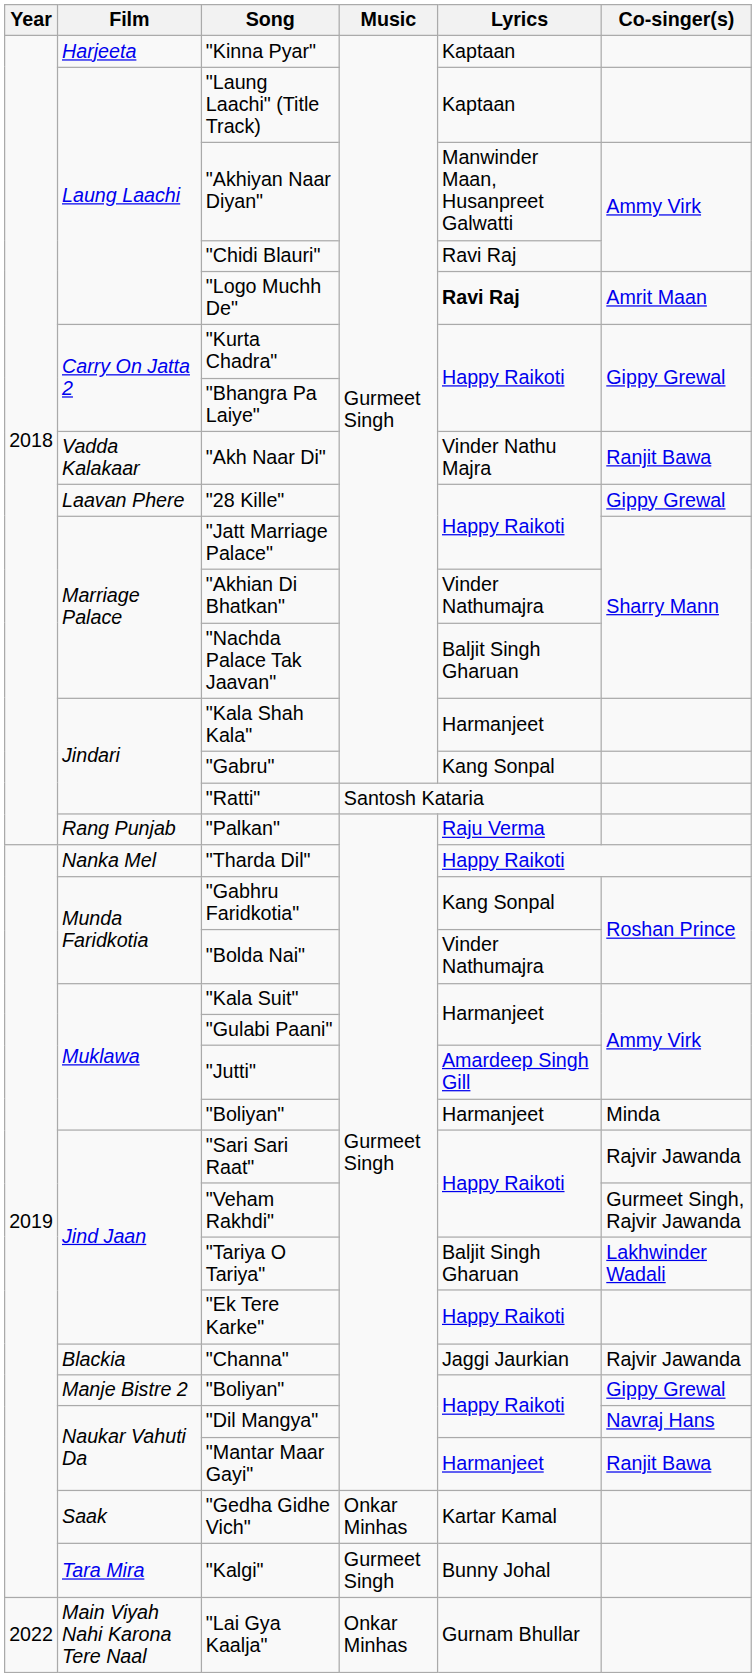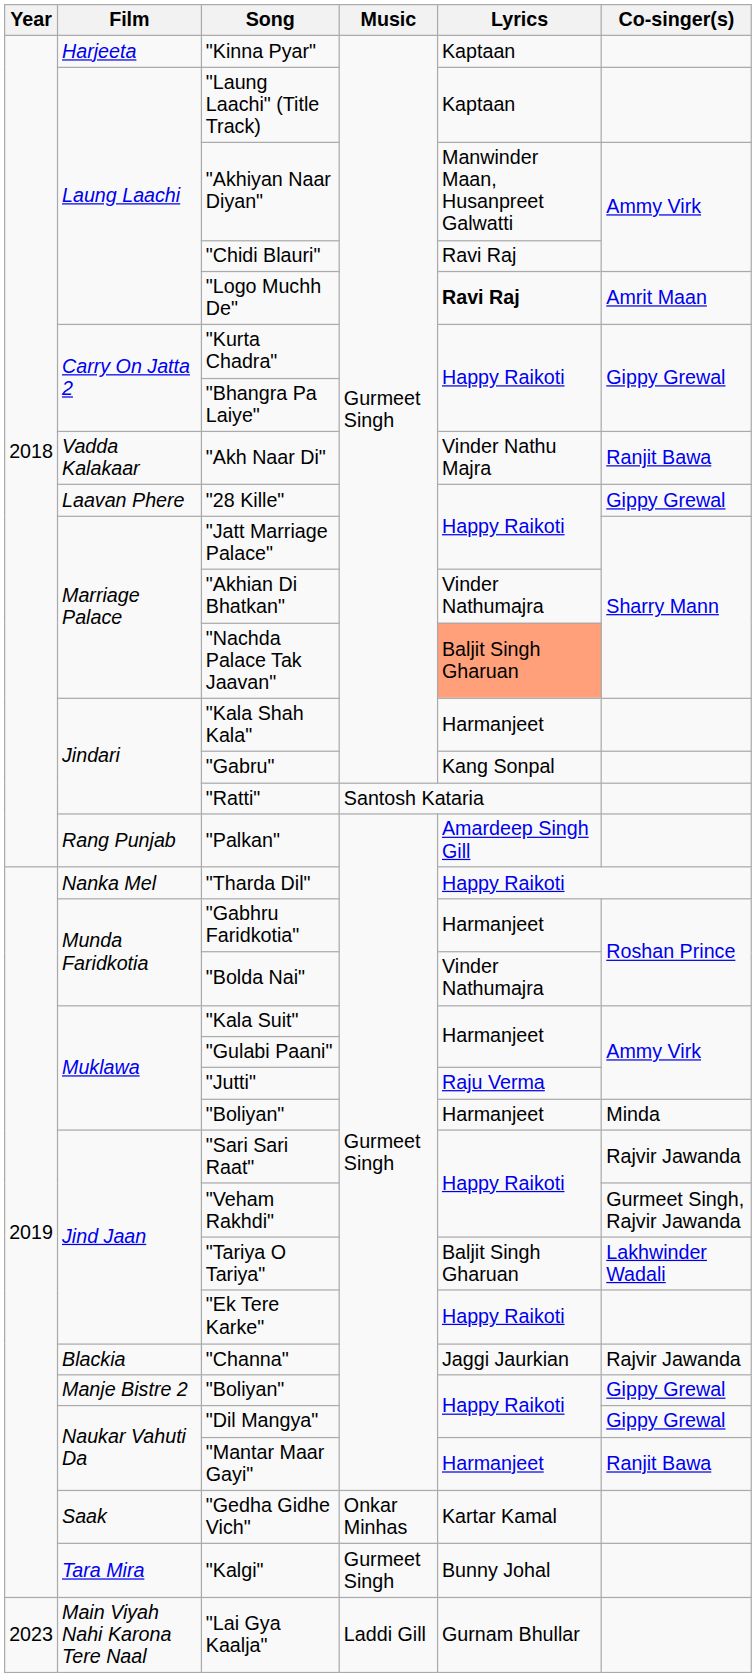(491, 660) no background -> (491, 660) lightsalmon background
(493, 829) Raju Verma -> (515, 840) Amardeep Singh Gill
(498, 902) Kang Sonpal -> (493, 925) Harmanjeet
(515, 1072) Amardeep Singh Gill -> (493, 1083) Raju Verma
(660, 1421) Navraj Hans -> (666, 1421) Gippy Grewal
(31, 1634) 2022 -> (31, 1634) 2023
(376, 1634) Onkar Minhas -> (385, 1634) Laddi Gill
